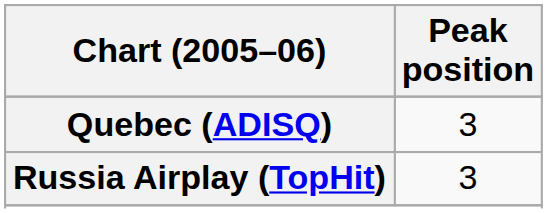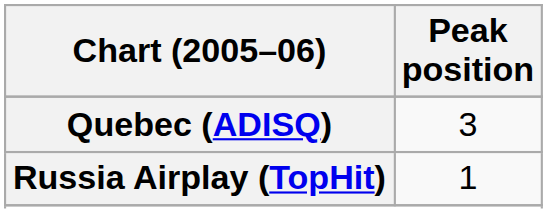(468, 177) 3 -> (468, 177) 1
